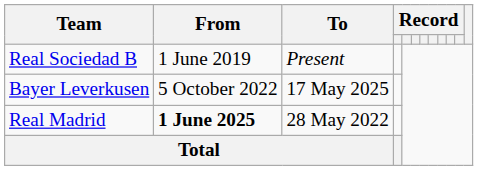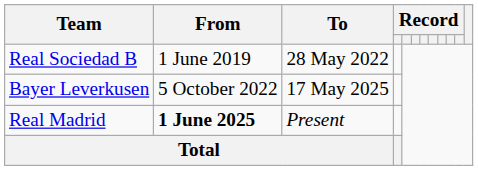(315, 59) Present -> (338, 59) 28 May 2022
(338, 119) 28 May 2022 -> (315, 119) Present
